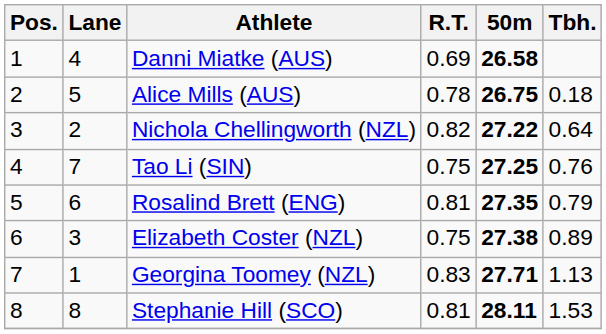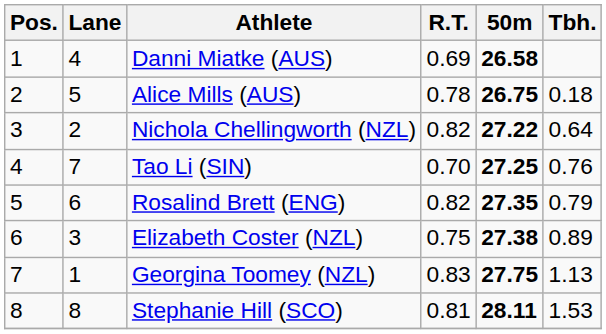(449, 166) 0.75 -> (449, 166) 0.70
(449, 202) 0.81 -> (449, 202) 0.82
(510, 274) 27.71 -> (510, 274) 27.75
